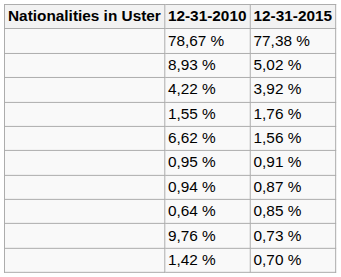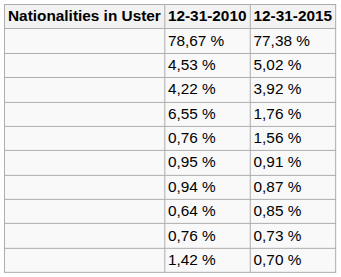(192, 65) 8,93 % -> (192, 65) 4,53 %
(192, 114) 1,55 % -> (192, 114) 6,55 %
(192, 138) 6,62 % -> (192, 138) 0,76 %
(192, 235) 9,76 % -> (192, 235) 0,76 %
